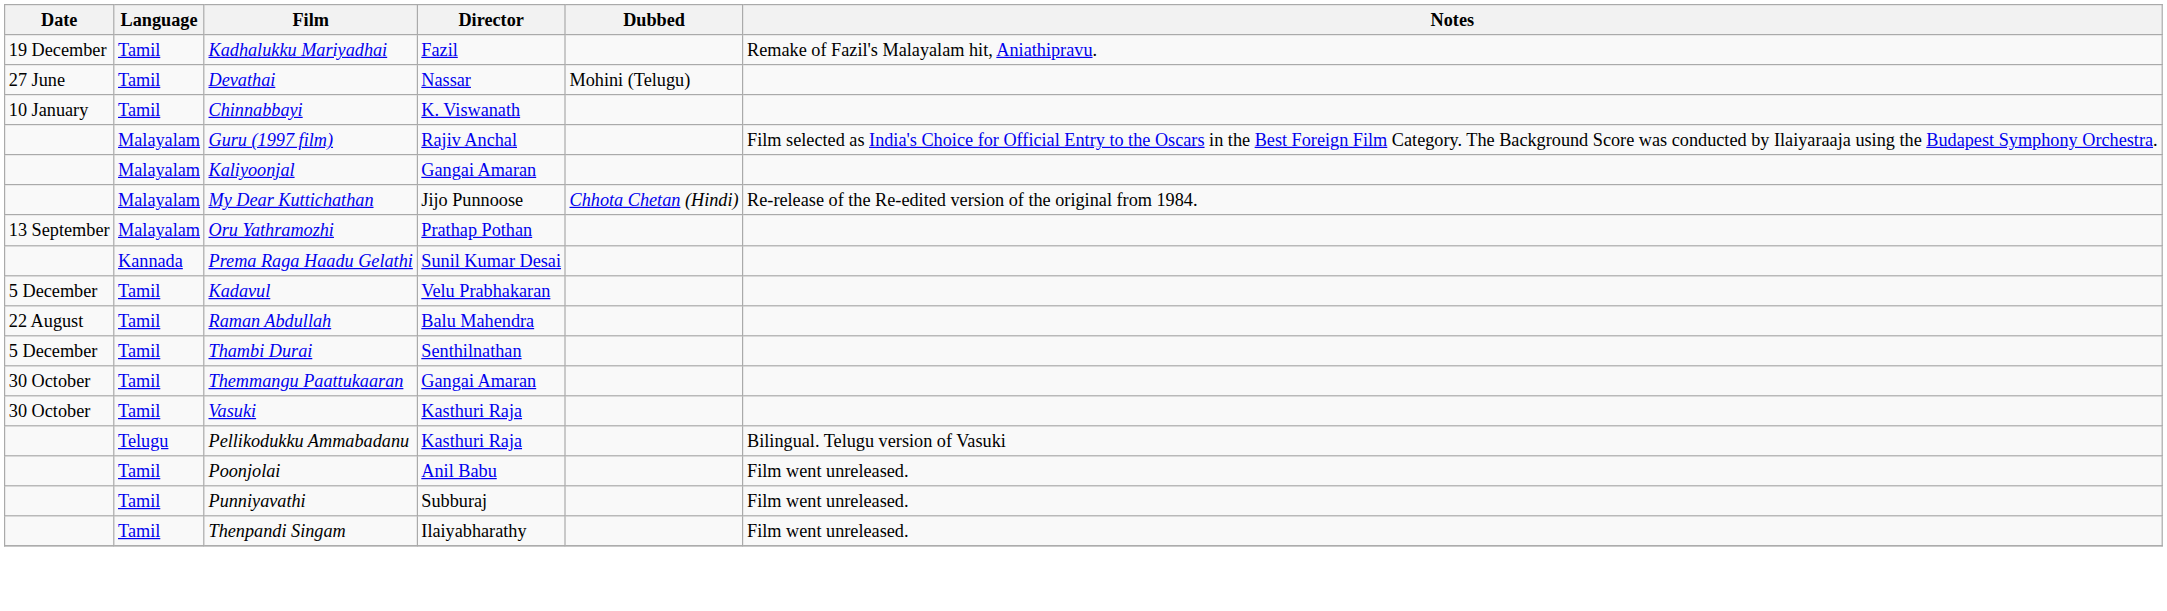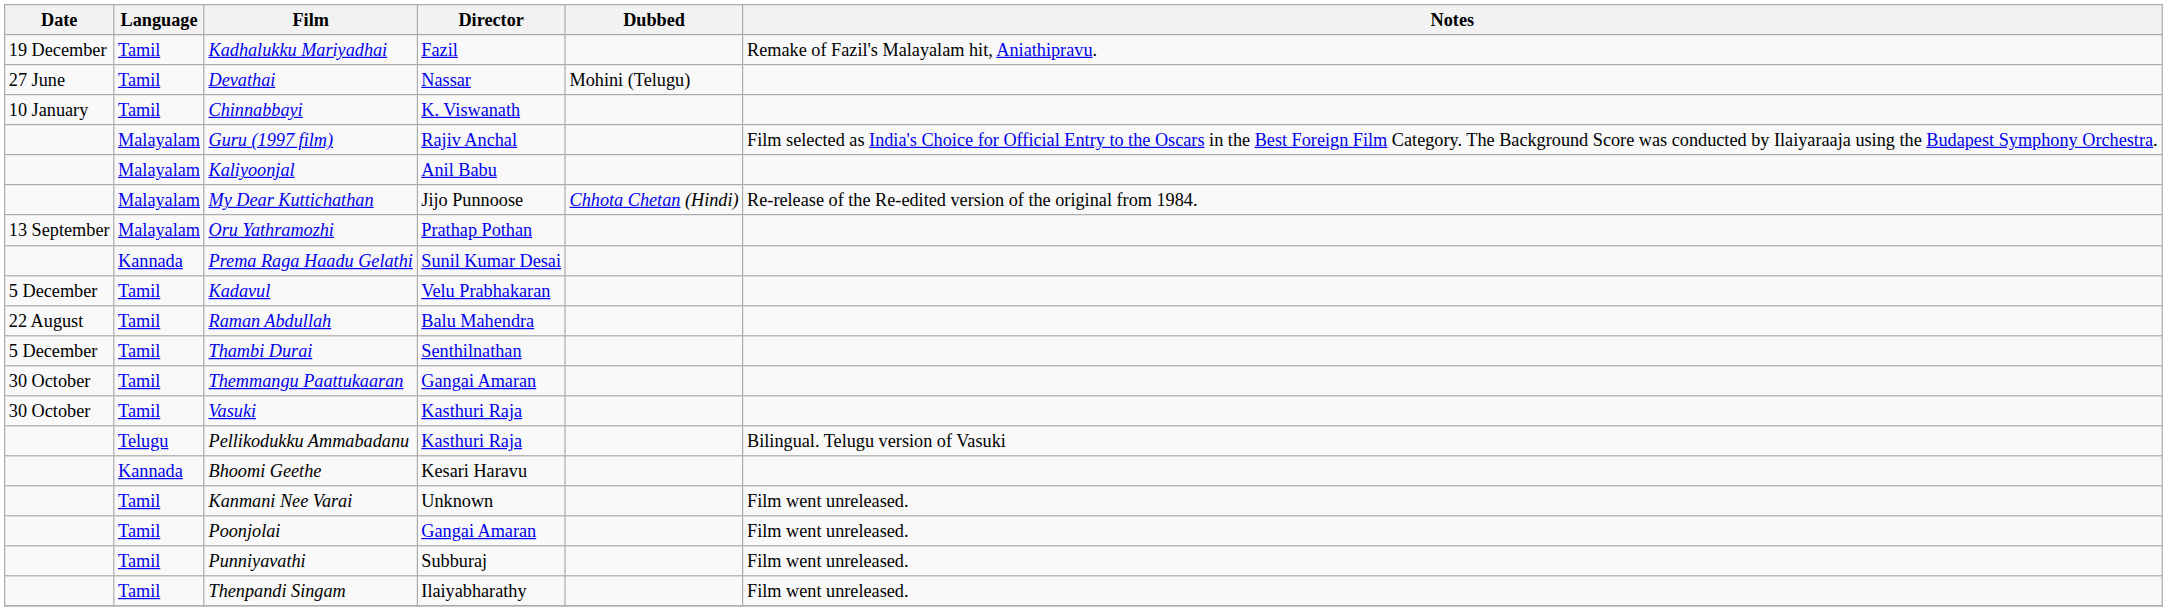(479, 170) Gangai Amaran -> (459, 170) Anil Babu
+ row: (265, 470)
+ row: (280, 500)
(459, 470) Anil Babu -> (479, 530) Gangai Amaran
